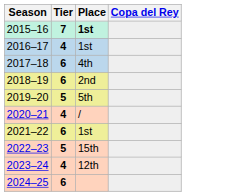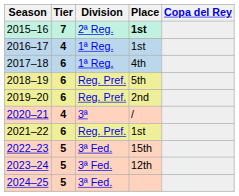+ column: (102, 13)
(87, 81) 2nd -> (139, 81) 5th
(63, 98) 5 -> (63, 98) 6
(85, 98) 5th -> (140, 98) 2nd
(63, 166) 4 -> (63, 166) 5
(63, 183) 6 -> (63, 183) 5
